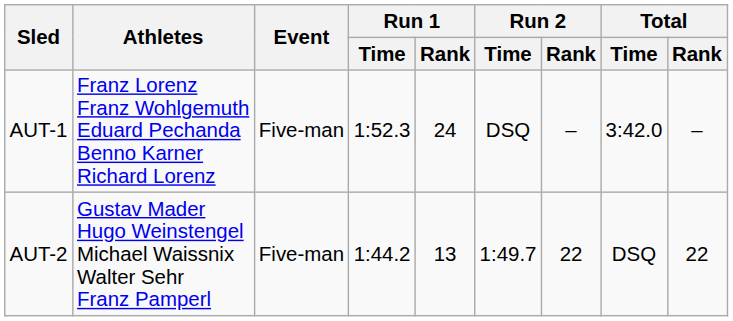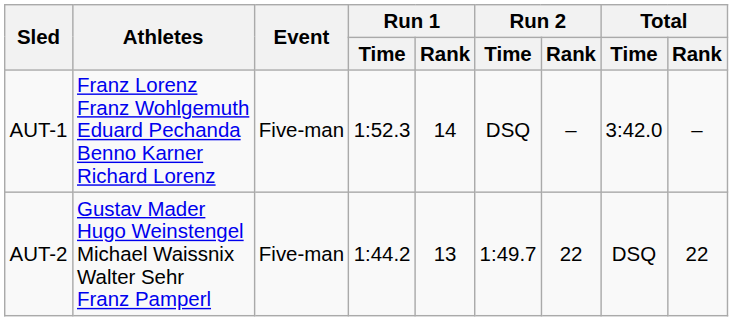(445, 131) 24 -> (445, 131) 14
